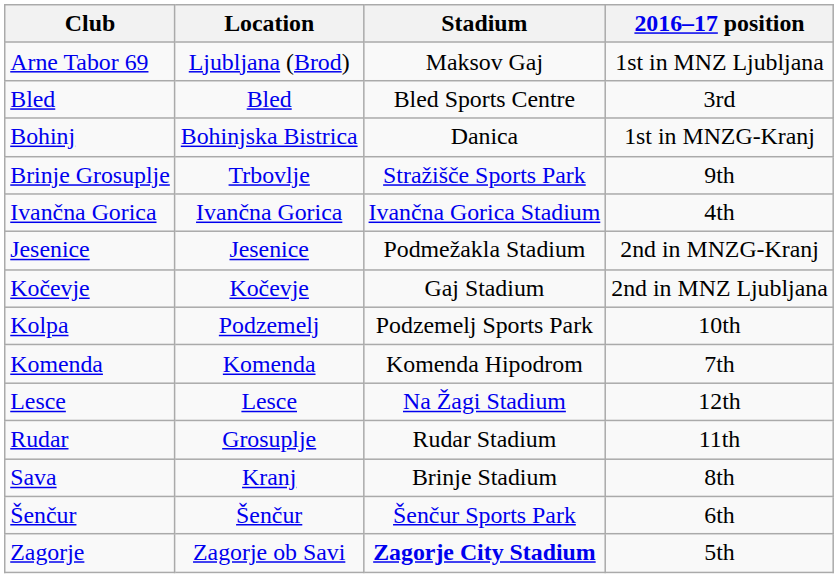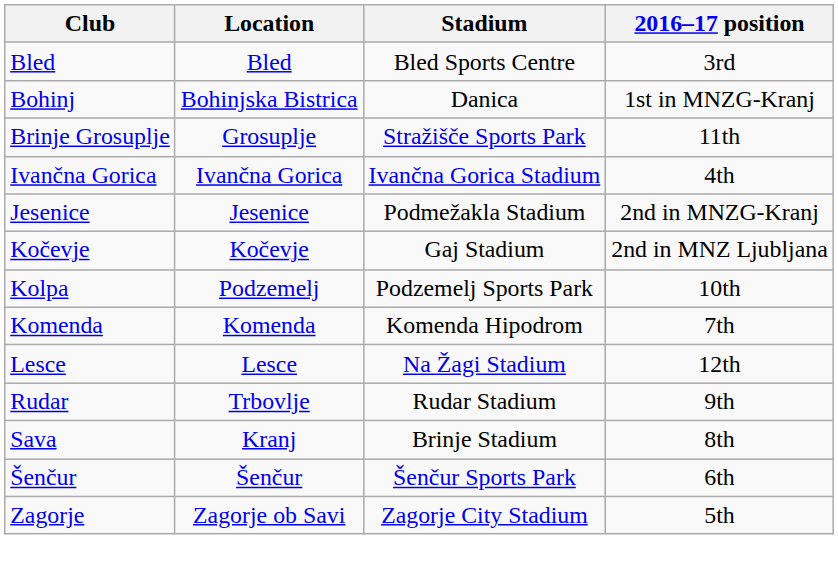- row: (79, 61)
(269, 174) Trbovlje -> (269, 136) Grosuplje
(720, 174) 9th -> (720, 136) 11th
(269, 439) Grosuplje -> (269, 401) Trbovlje
(720, 439) 11th -> (720, 401) 9th
(484, 552) bold -> (484, 514) normal
